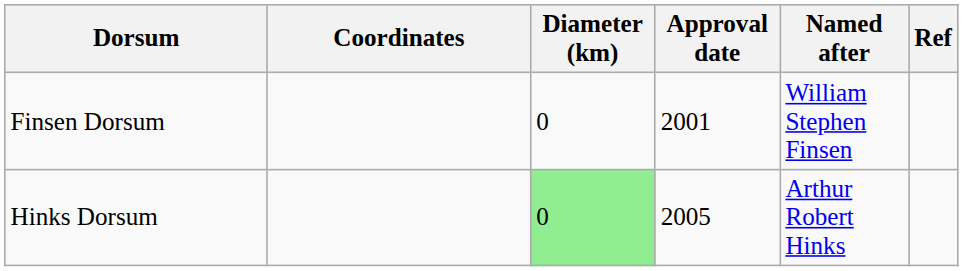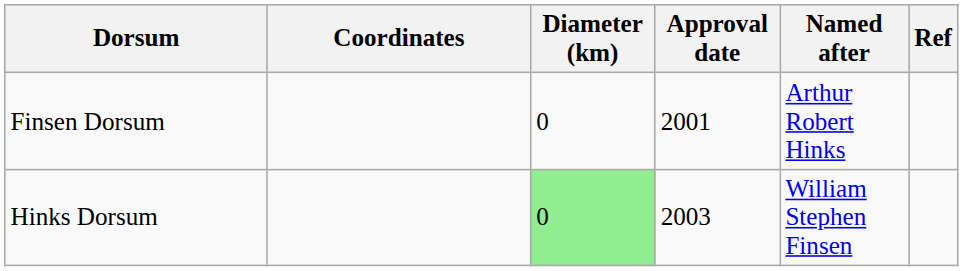(826, 120) William Stephen Finsen -> (820, 120) Arthur Robert Hinks
(686, 217) 2005 -> (686, 217) 2003
(820, 217) Arthur Robert Hinks -> (826, 217) William Stephen Finsen
